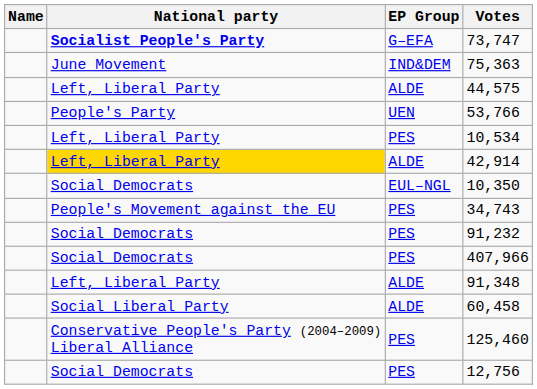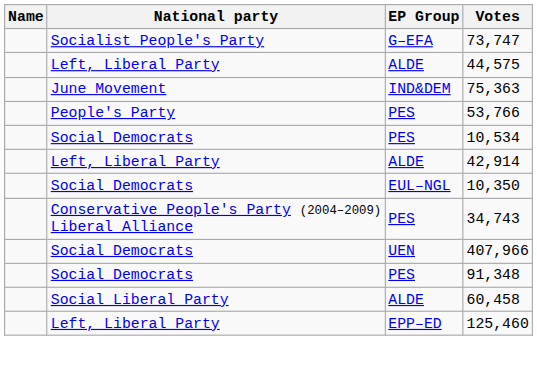(157, 41) bold -> (157, 41) normal
rows swapped: (493, 65) <-> (493, 89)
(402, 113) UEN -> (402, 113) PES
(135, 137) Left, Liberal Party -> (122, 137) Social Democrats
(135, 162) gold background -> (135, 162) no background
(193, 210) People's Movement against the EU -> (216, 218) Conservative People's Party (2004–2009) Liberal Alliance
- row: (493, 234)
(402, 258) PES -> (402, 251) UEN
(135, 282) Left, Liberal Party -> (122, 275) Social Democrats
(406, 282) ALDE -> (402, 275) PES
(216, 339) Conservative People's Party (2004–2009) Liberal Alliance -> (135, 324) Left, Liberal Party
(402, 339) PES -> (415, 324) EPP–ED
- row: (493, 372)
